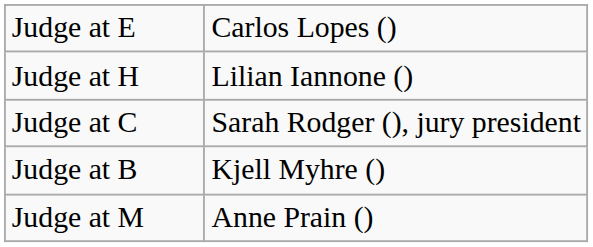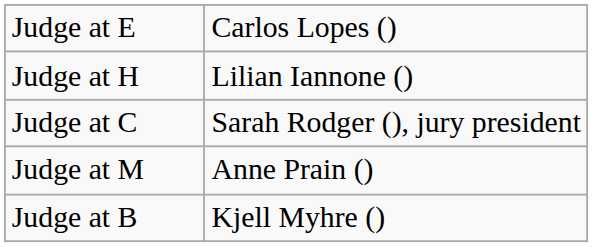rows swapped: (78, 216) <-> (75, 169)
